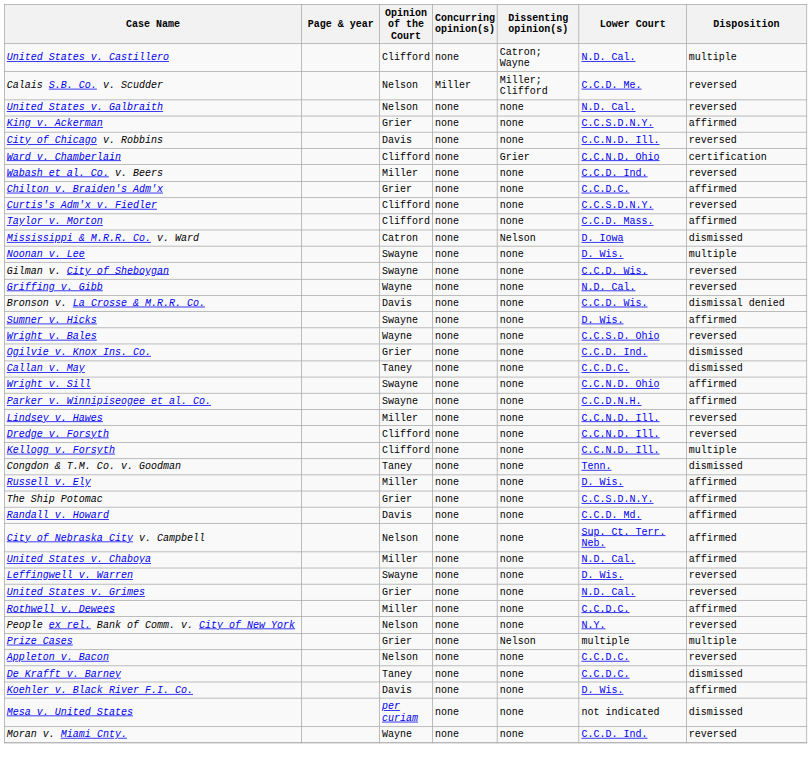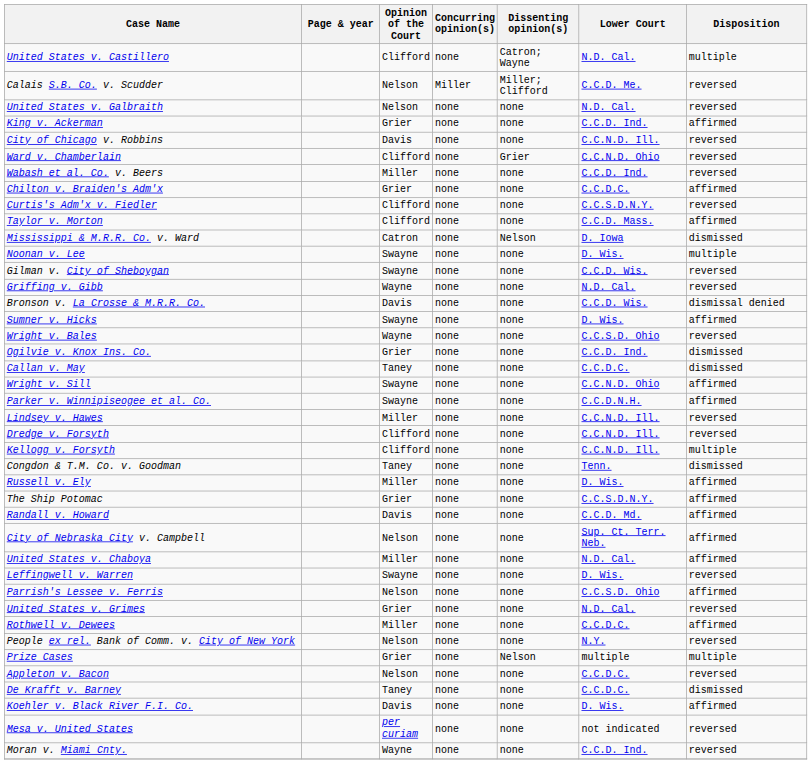(618, 124) C.C.S.D.N.Y. -> (615, 124) C.C.D. Ind.
(728, 157) certification -> (713, 157) reversed
+ row: (85, 592)
(716, 712) dismissed -> (713, 729) reversed
